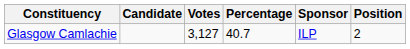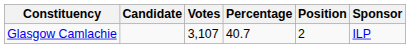columns swapped: (378, 14) <-> (323, 14)
(203, 33) 3,127 -> (203, 33) 3,107
